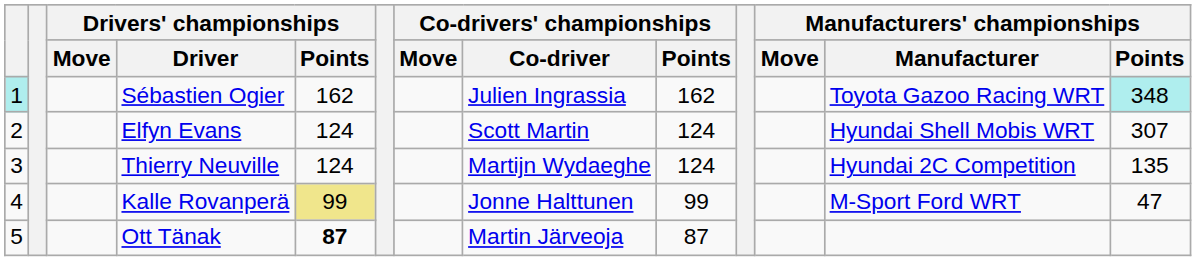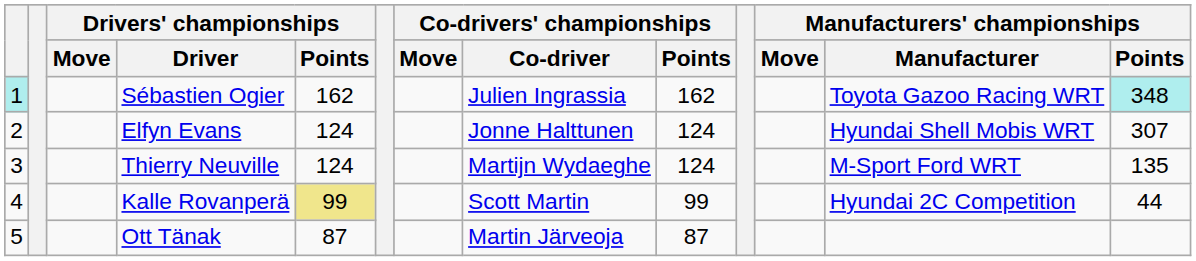(529, 130) Scott Martin -> (551, 130) Jonne Halttunen
(953, 166) Hyundai 2C Competition -> (925, 166) M-Sport Ford WRT
(551, 201) Jonne Halttunen -> (529, 201) Scott Martin
(925, 201) M-Sport Ford WRT -> (953, 201) Hyundai 2C Competition
(1150, 201) 47 -> (1150, 201) 44
(335, 237) bold -> (335, 237) normal
